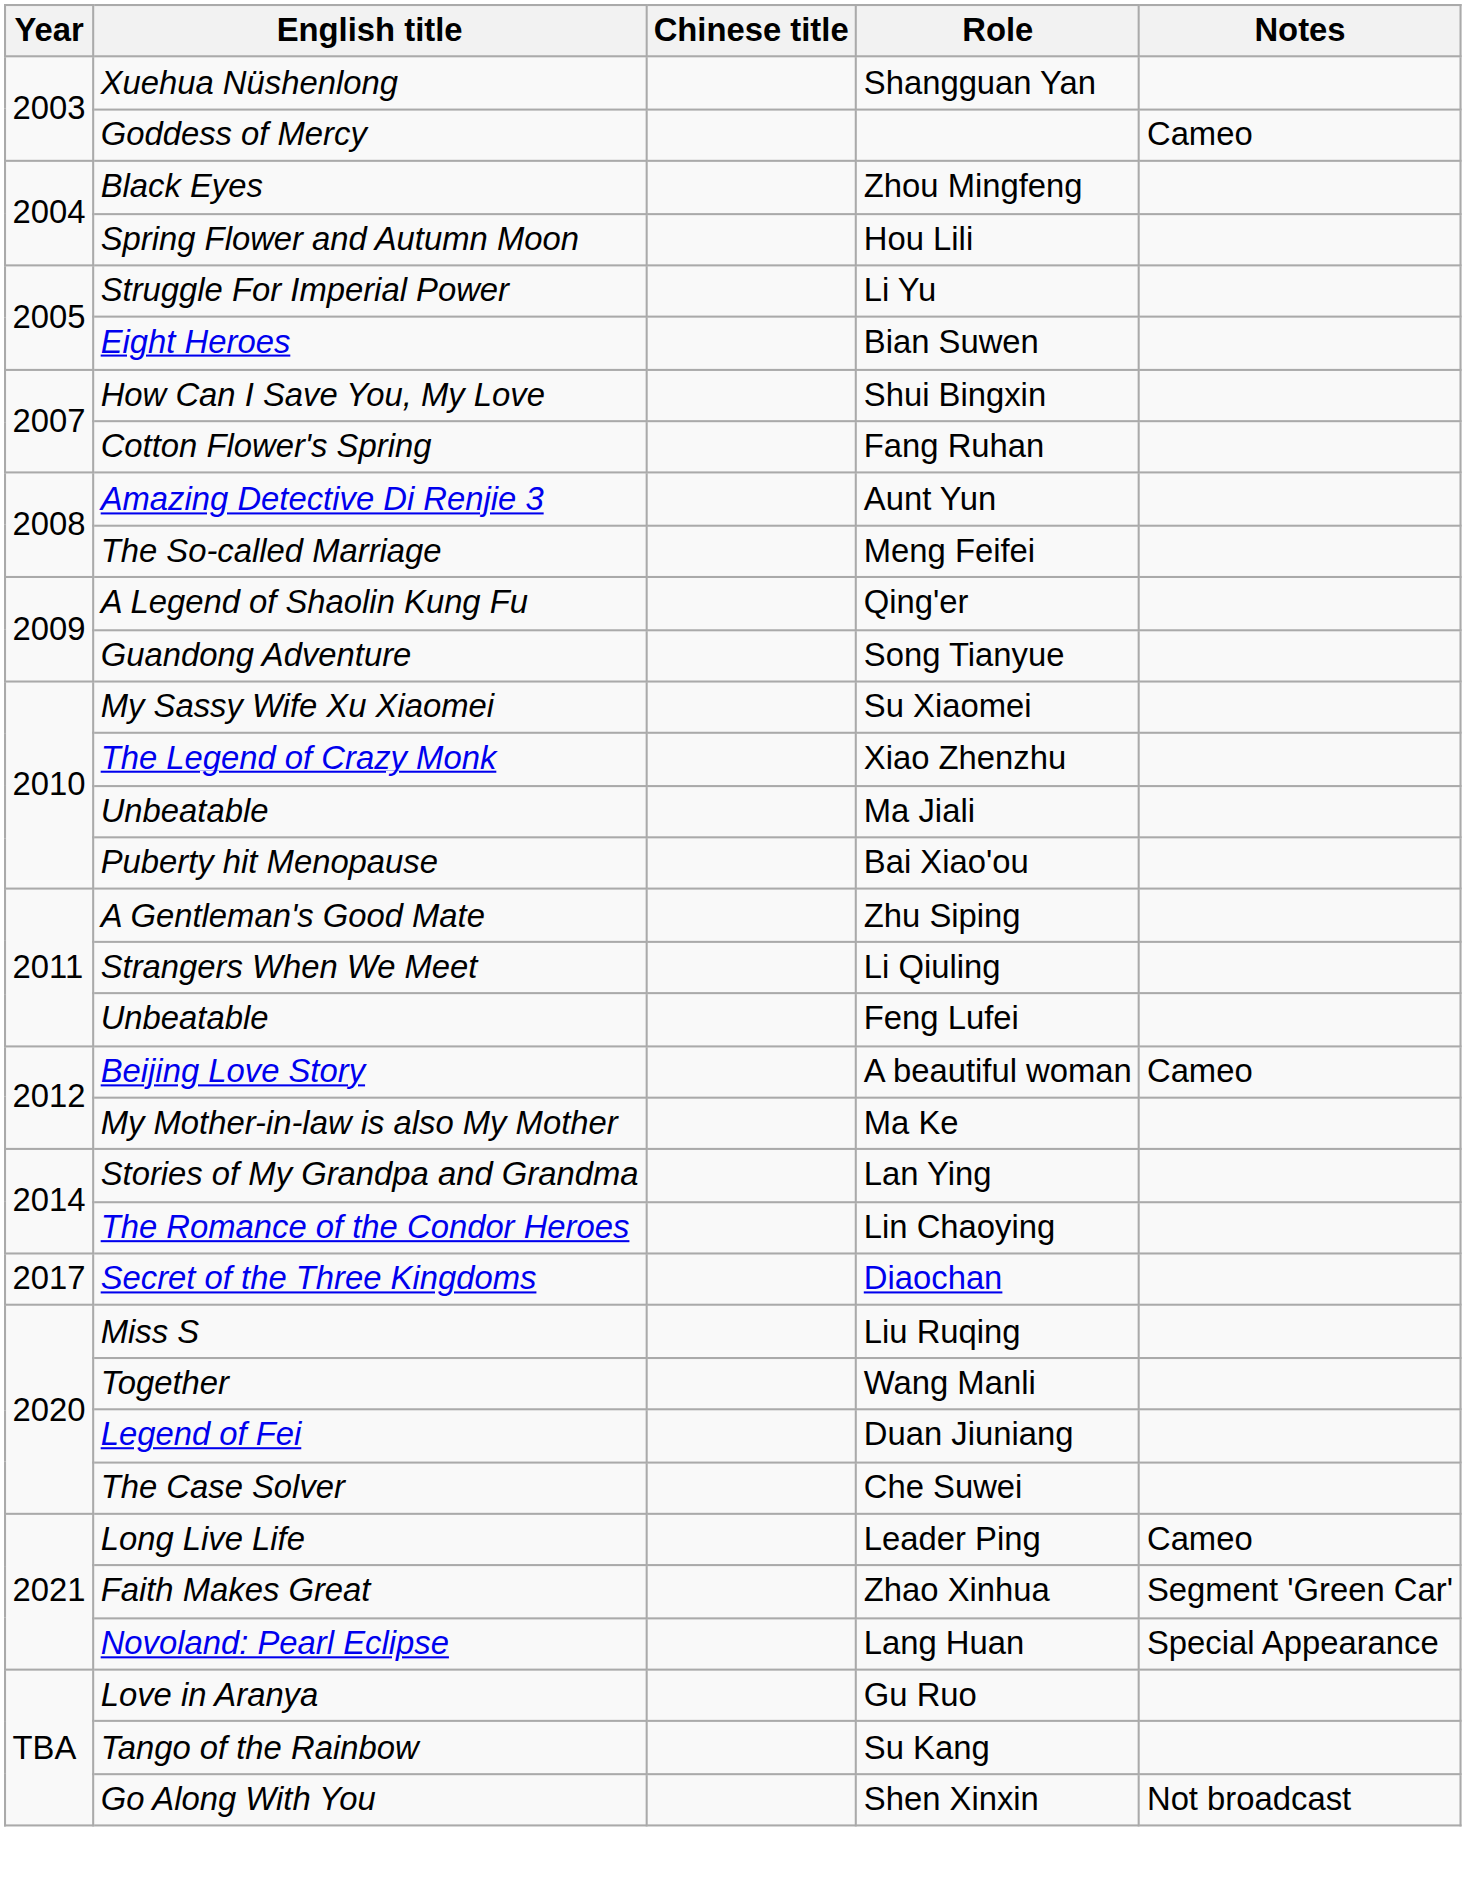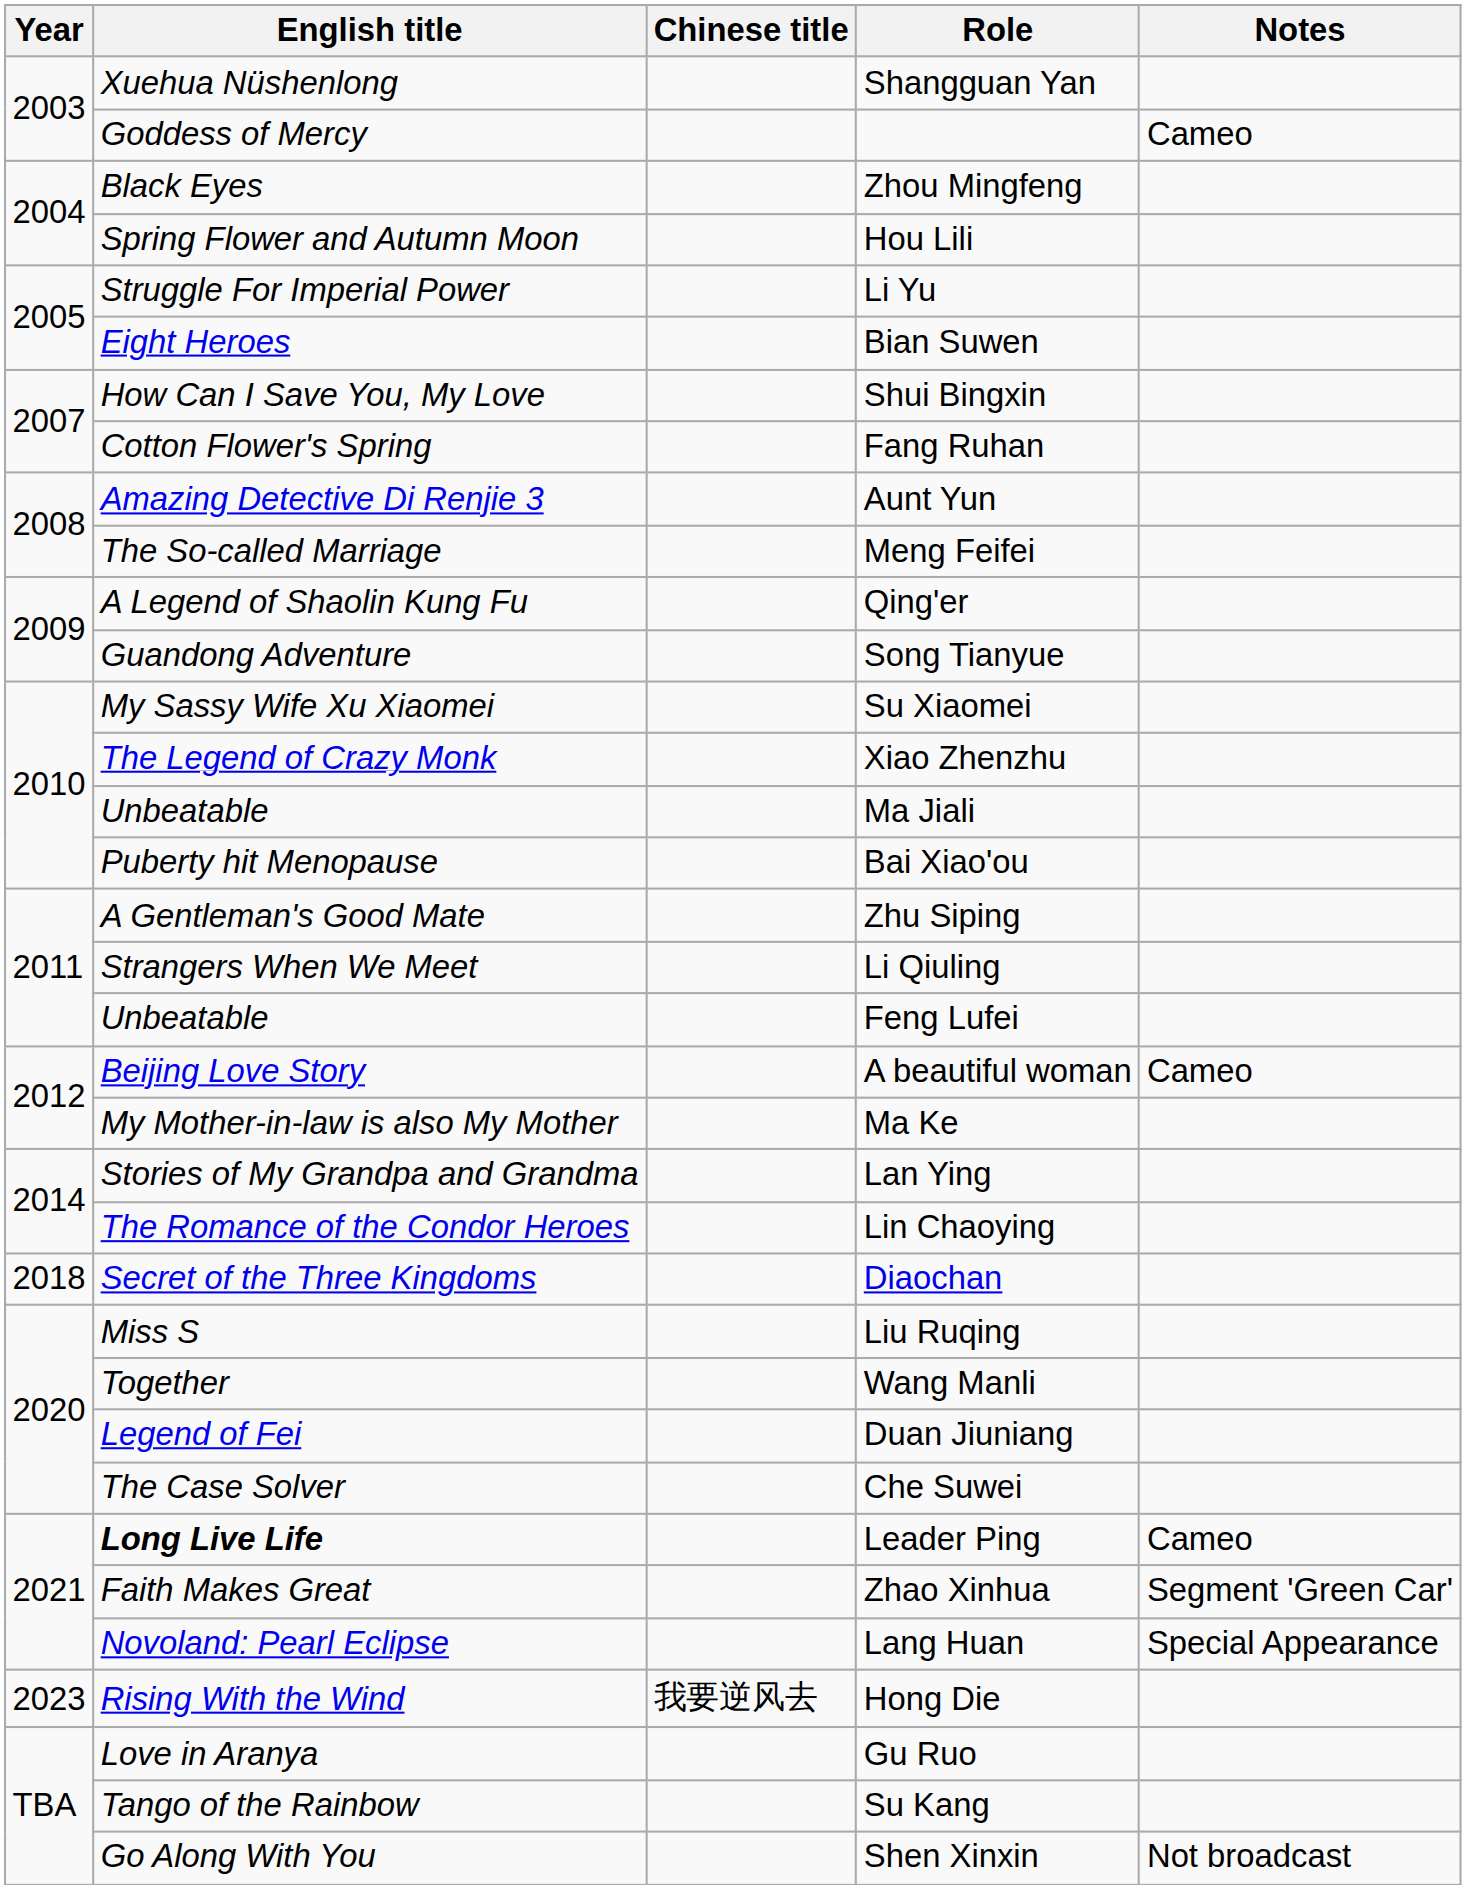(49, 1278) 2017 -> (49, 1278) 2018
(203, 1539) normal -> (212, 1539) bold
+ row: (932, 1698)
